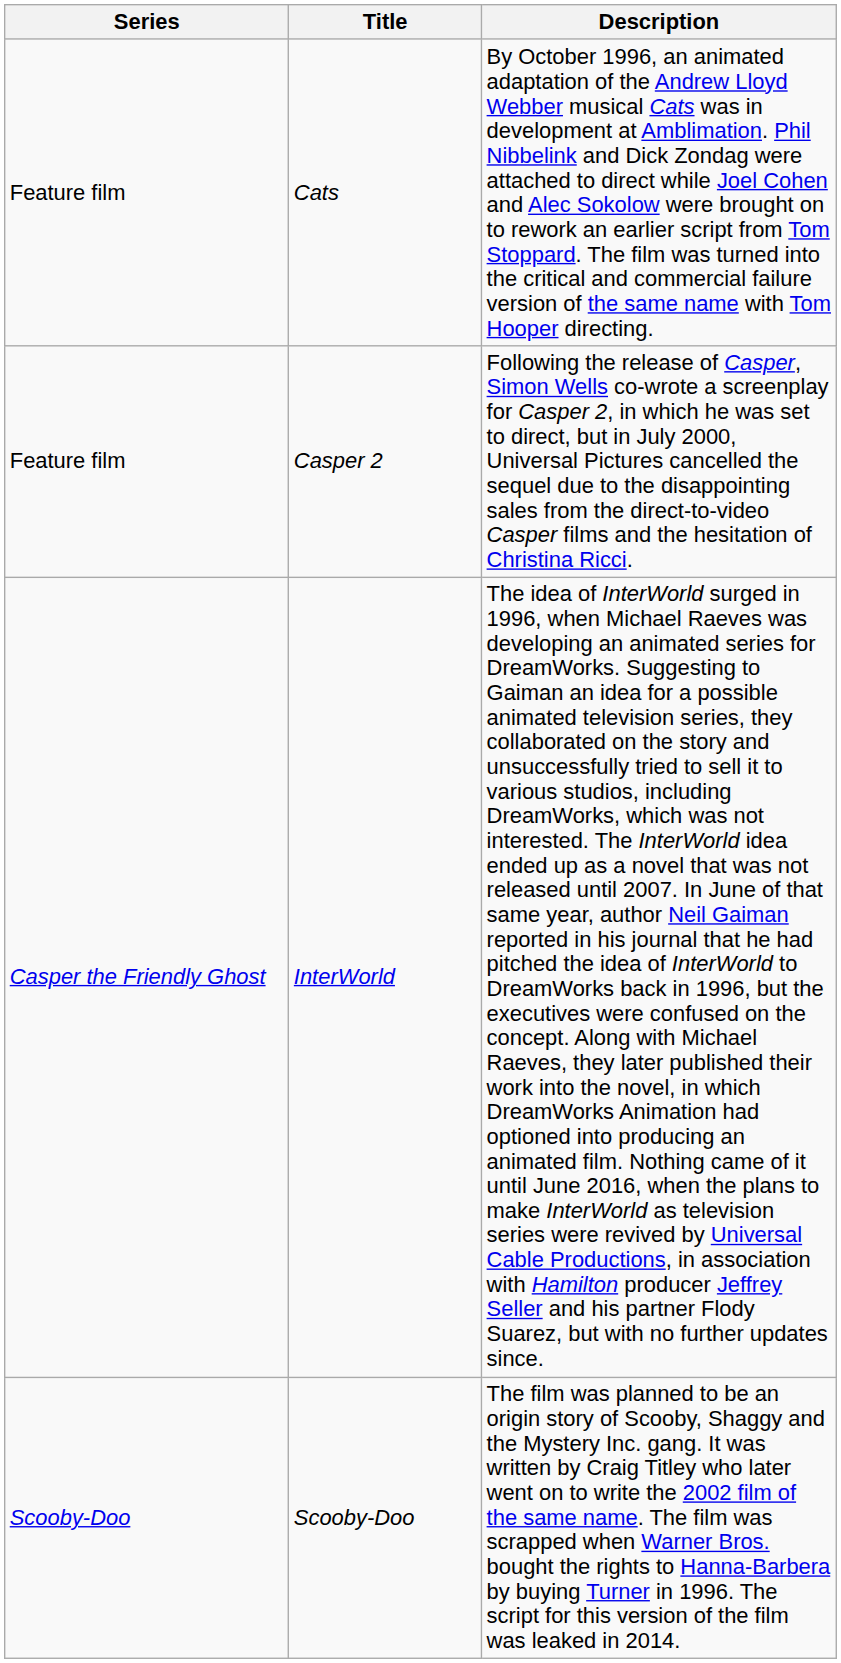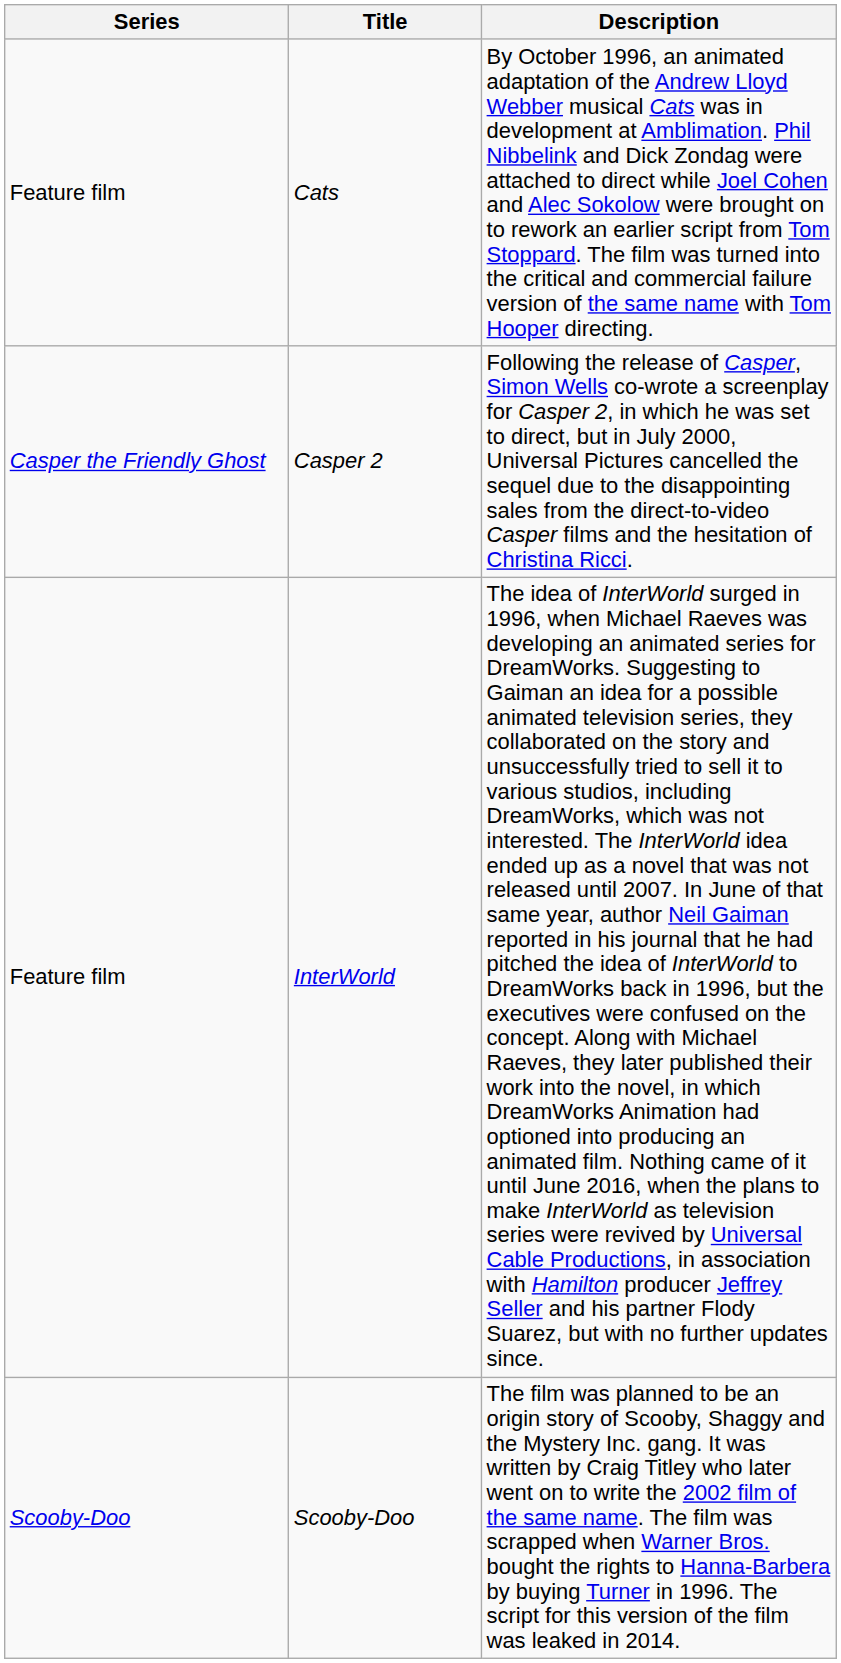(68, 461) Feature film -> (138, 461) Casper the Friendly Ghost
(138, 976) Casper the Friendly Ghost -> (68, 976) Feature film
